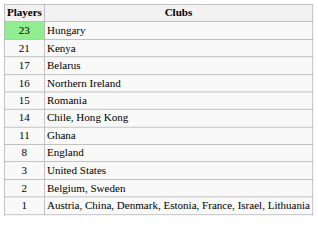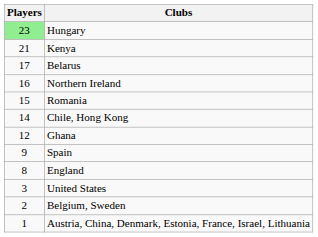(24, 135) 11 -> (24, 135) 12
+ row: (60, 153)
